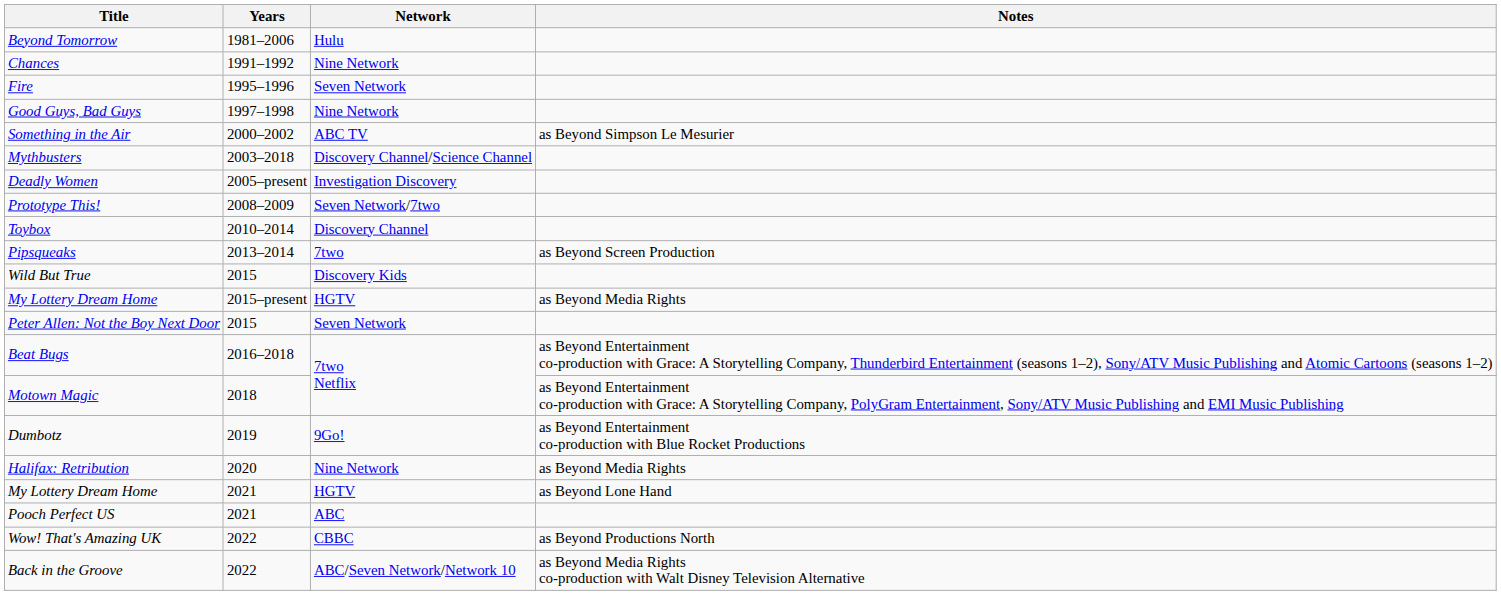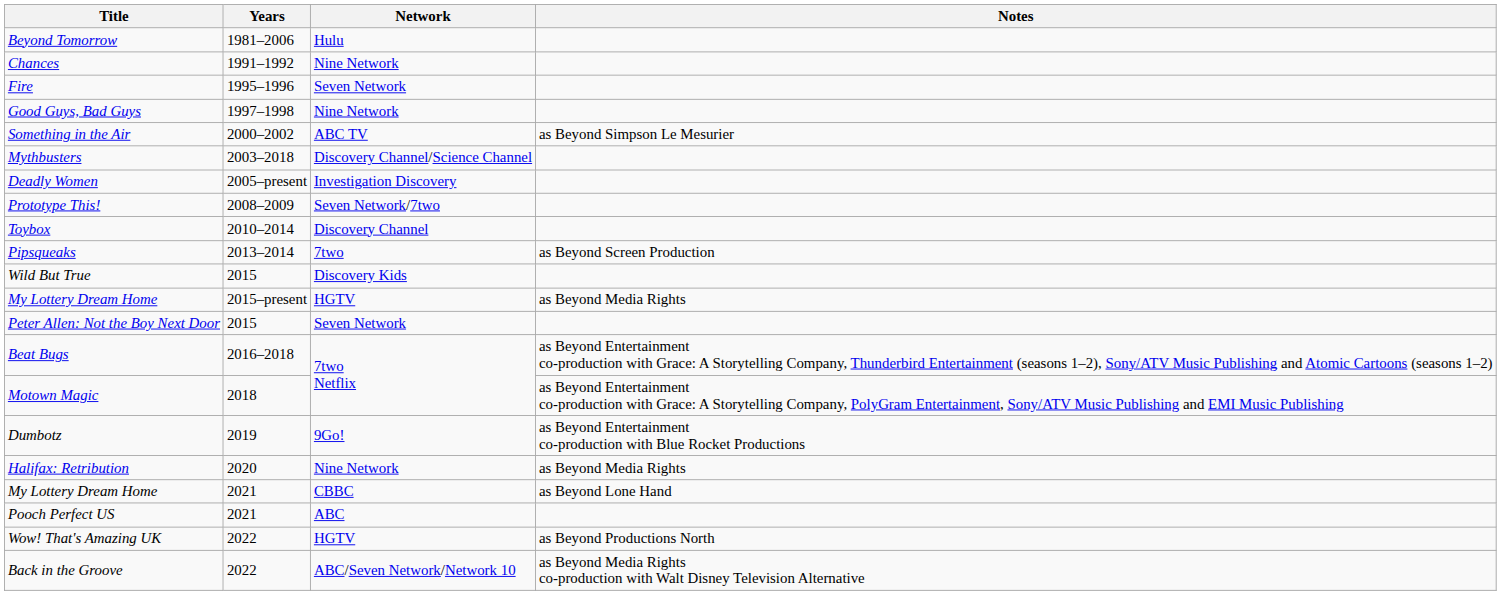(335, 491) HGTV -> (334, 491) CBBC
(334, 538) CBBC -> (335, 538) HGTV
